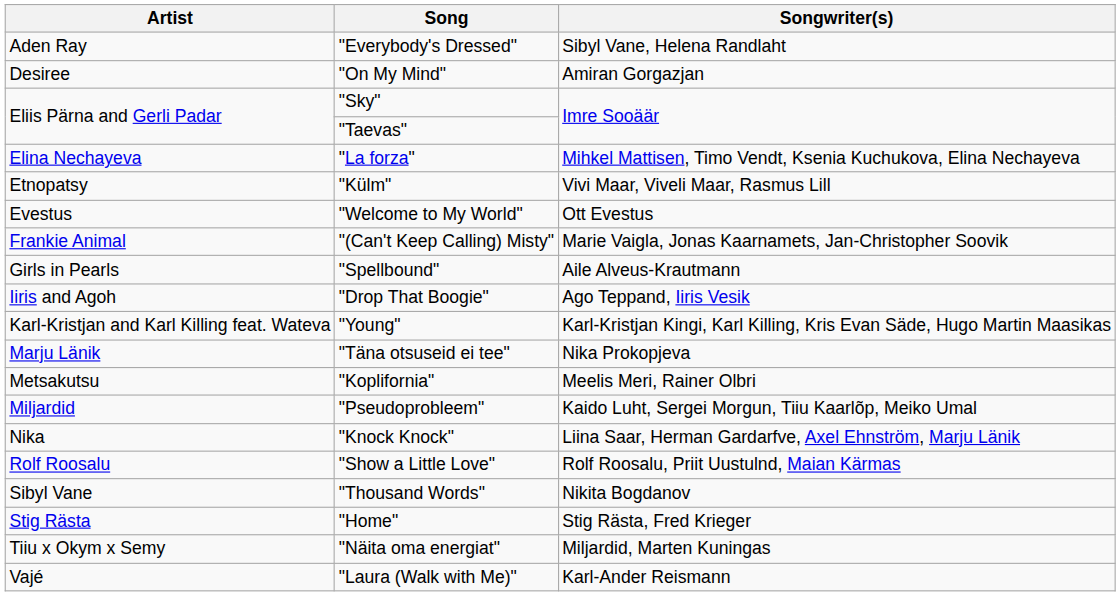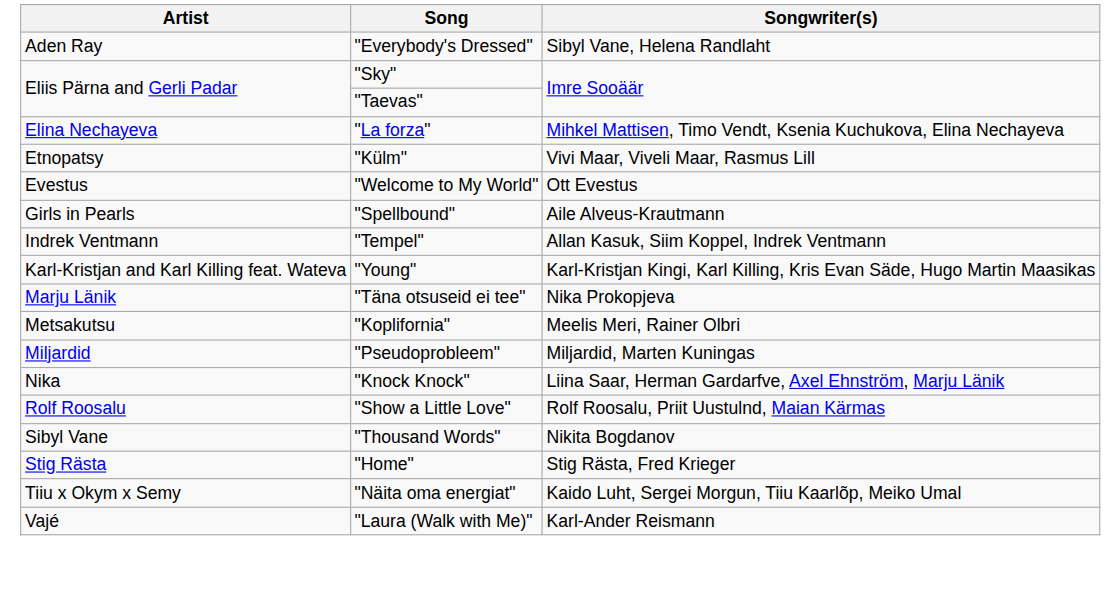- row: (392, 74)
- row: (446, 241)
- row: (414, 297)
+ row: (389, 241)
(770, 409) Kaido Luht, Sergei Morgun, Tiiu Kaarlõp, Meiko Umal -> (651, 353) Miljardid, Marten Kuningas
(666, 548) Miljardid, Marten Kuningas -> (754, 492) Kaido Luht, Sergei Morgun, Tiiu Kaarlõp, Meiko Umal
